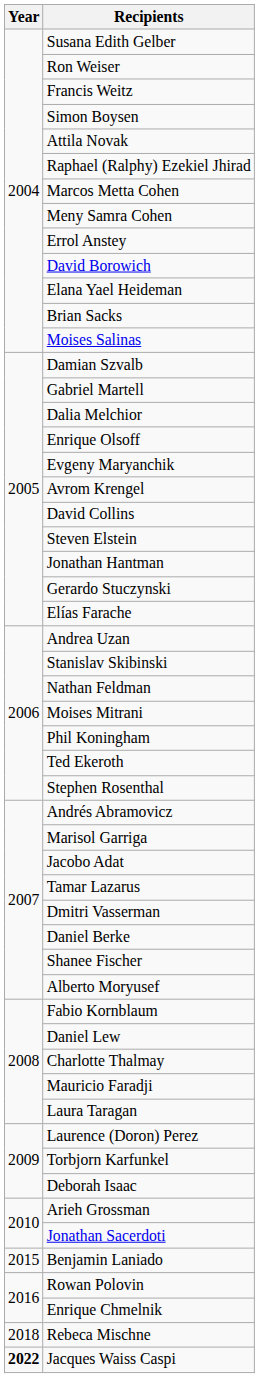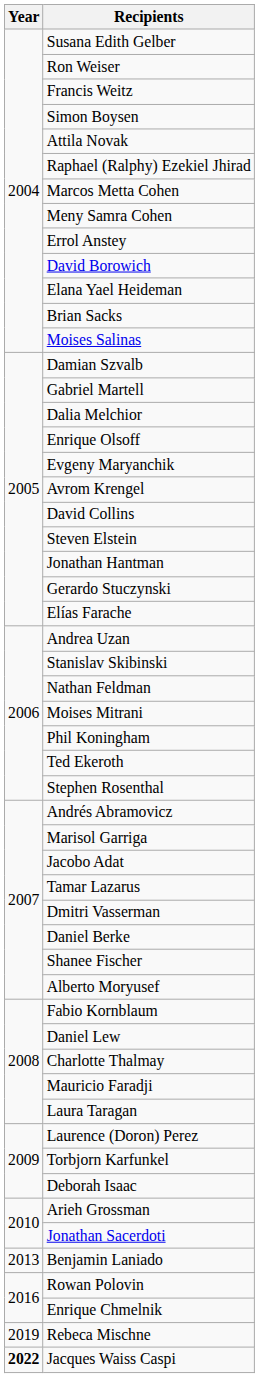(24, 1260) 2015 -> (24, 1260) 2013
(24, 1334) 2018 -> (24, 1334) 2019
